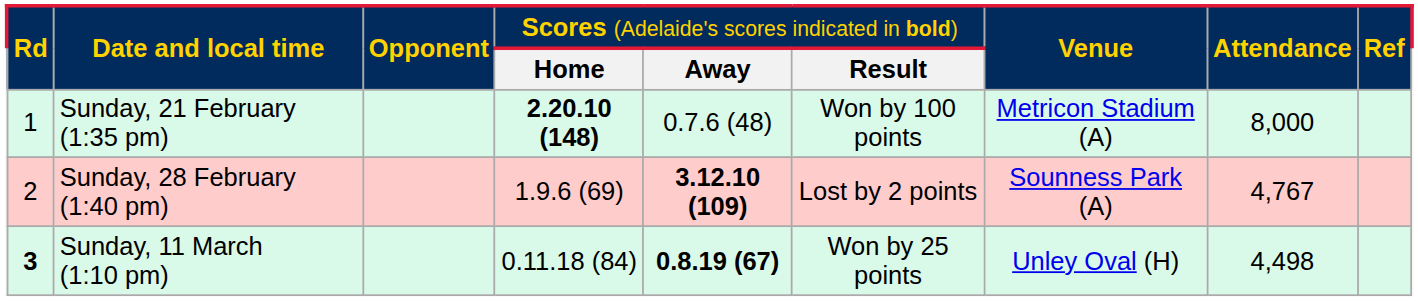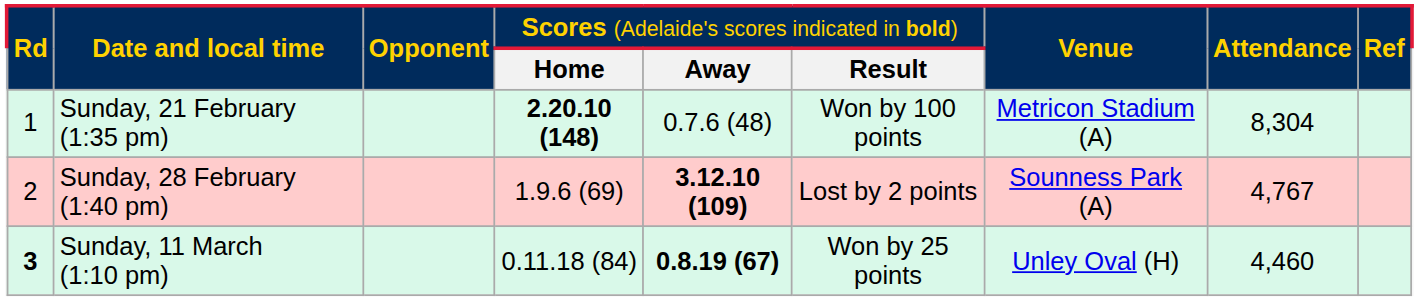(1282, 124) 8,000 -> (1282, 124) 8,304
(1282, 261) 4,498 -> (1282, 261) 4,460
